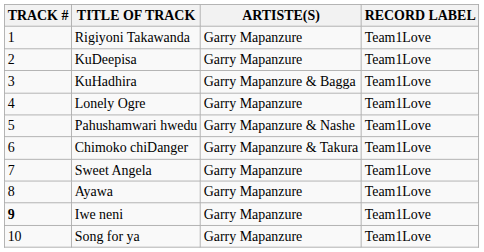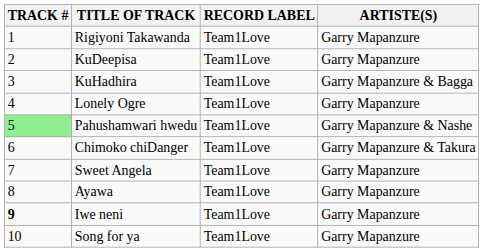columns swapped: (281, 15) <-> (420, 15)
(11, 125) no background -> (11, 125) lightgreen background
